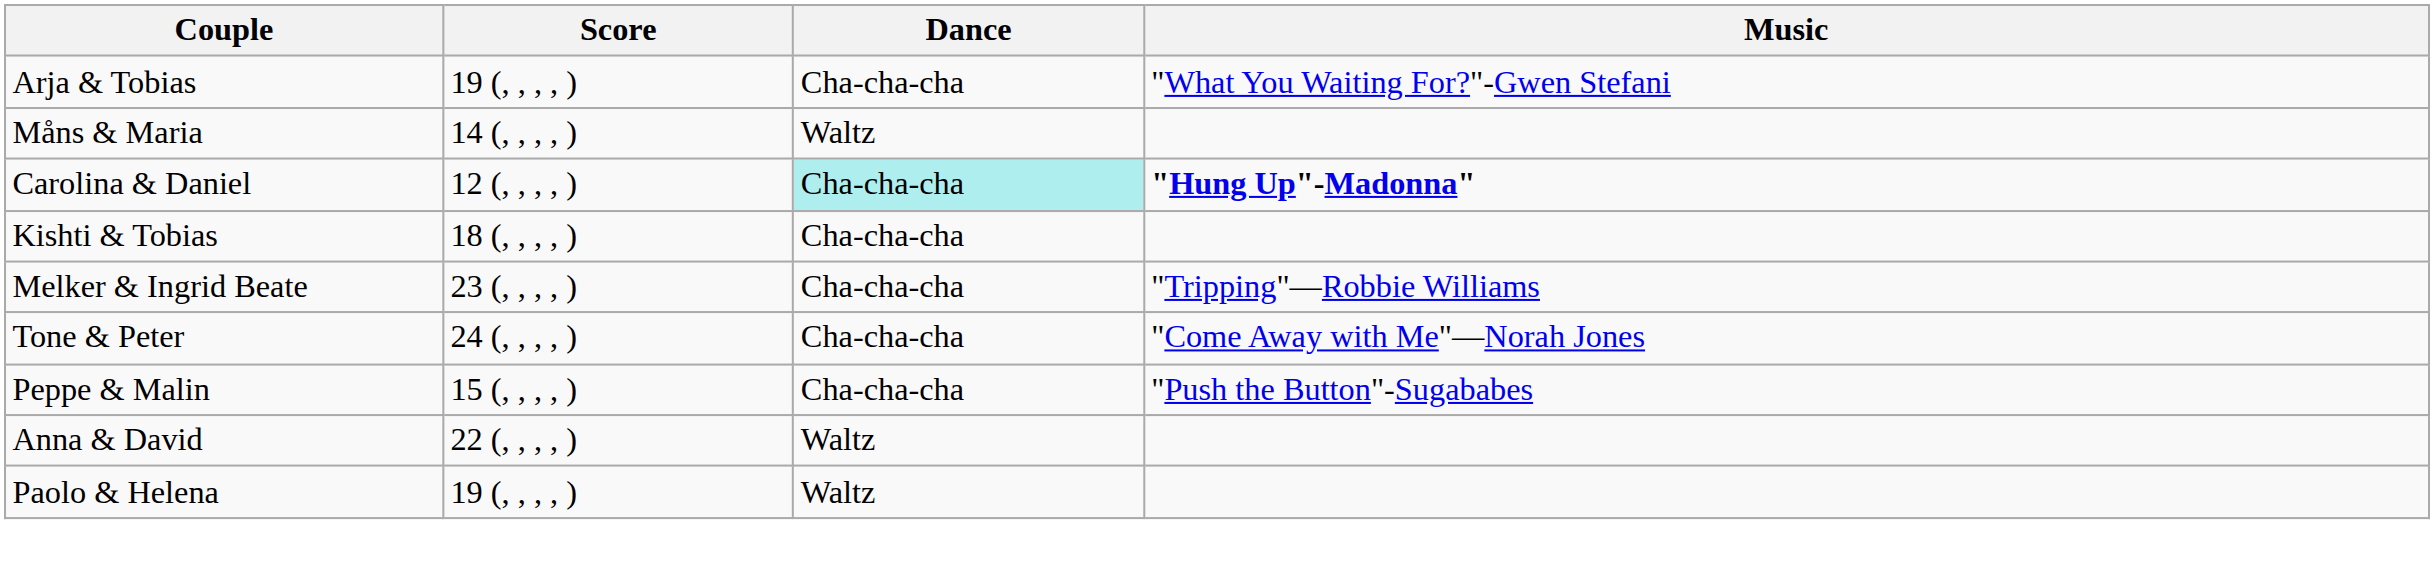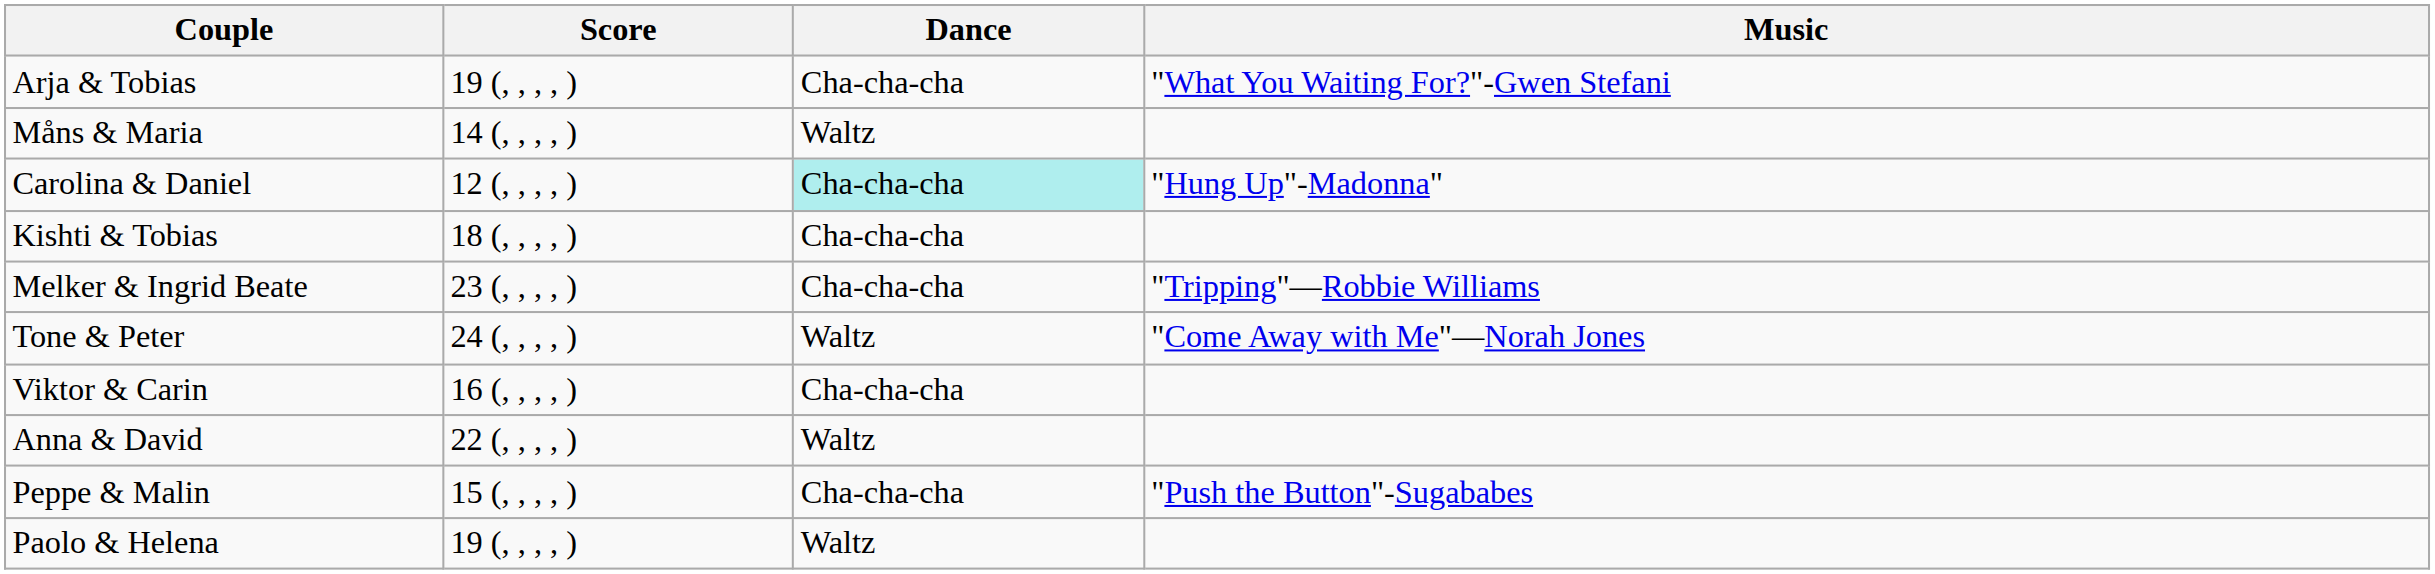(1313, 183) bold -> (1297, 183) normal
(882, 337) Cha-cha-cha -> (838, 337) Waltz
+ row: (110, 388)
rows swapped: (108, 440) <-> (111, 388)
